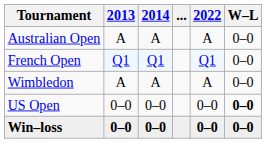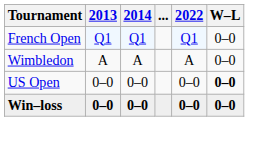- row: (54, 37)
